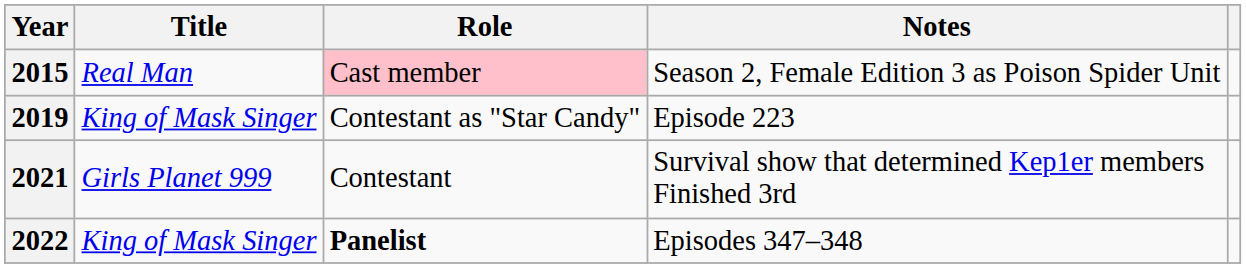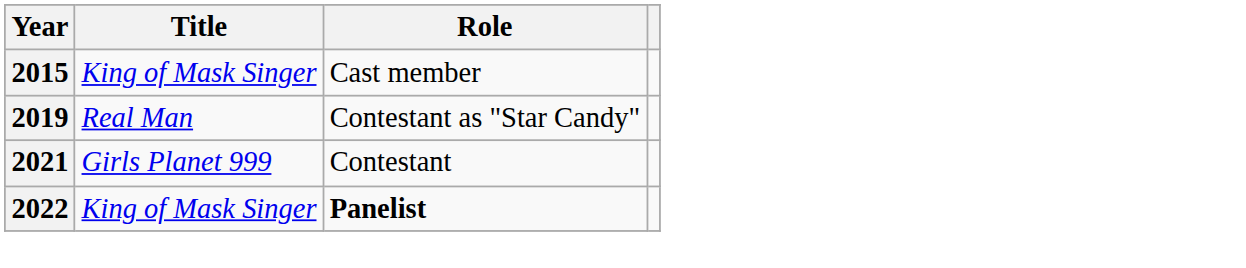- column: (937, 27)
(137, 72) Real Man -> (199, 72) King of Mask Singer
(405, 72) pink background -> (405, 72) no background
(199, 117) King of Mask Singer -> (137, 117) Real Man
